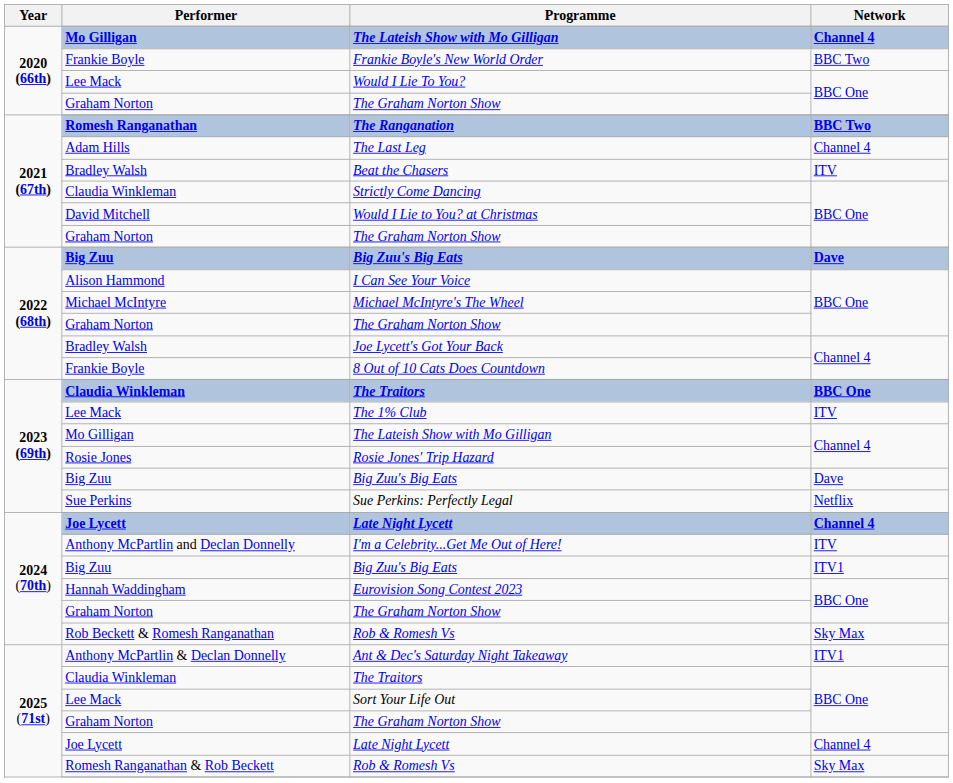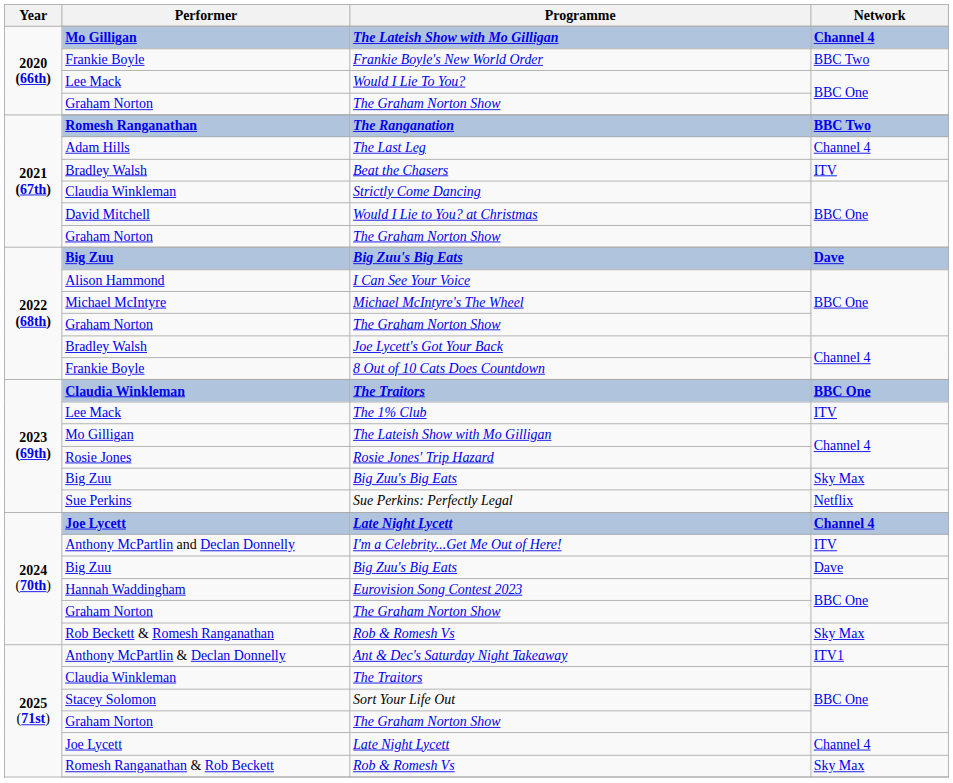(828, 479) Dave -> (839, 479) Sky Max
(829, 567) ITV1 -> (828, 567) Dave
(93, 699) Lee Mack -> (111, 699) Stacey Solomon
